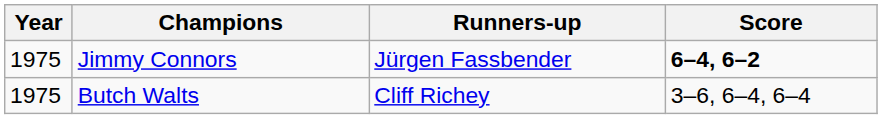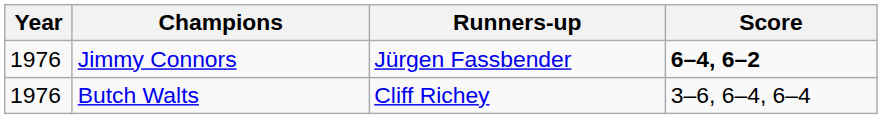(35, 58) 1975 -> (35, 58) 1976
(35, 95) 1975 -> (35, 95) 1976
